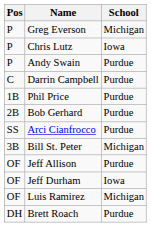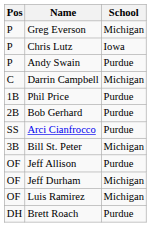(119, 79) Purdue -> (124, 79) Michigan
(114, 180) Iowa -> (124, 180) Michigan
